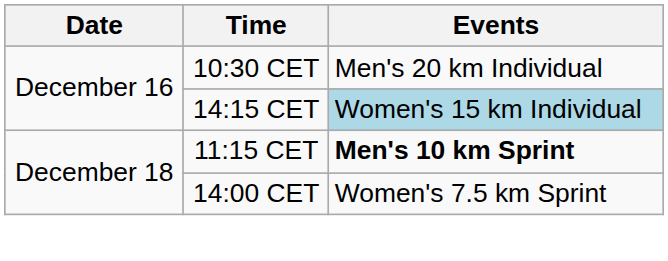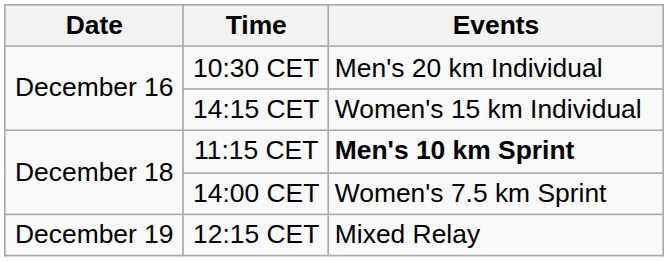(488, 109) lightblue background -> (488, 109) no background
+ row: (256, 234)
